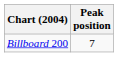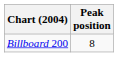(92, 43) 7 -> (92, 43) 8
